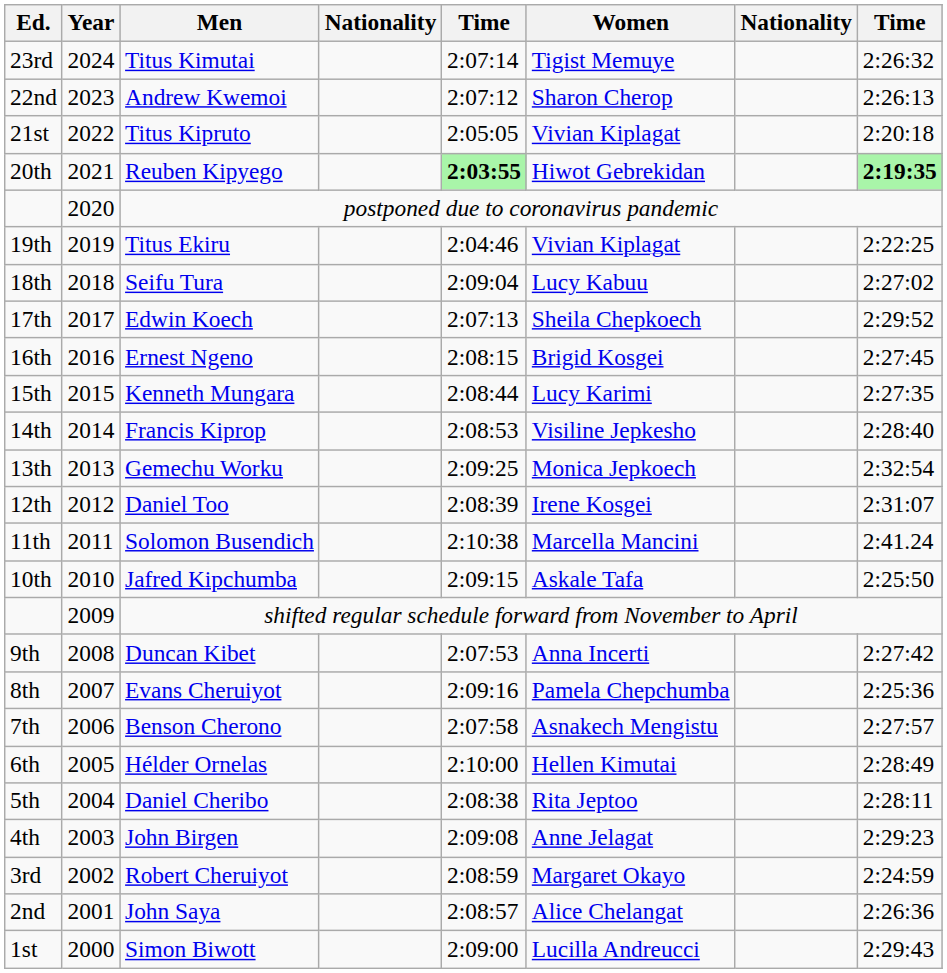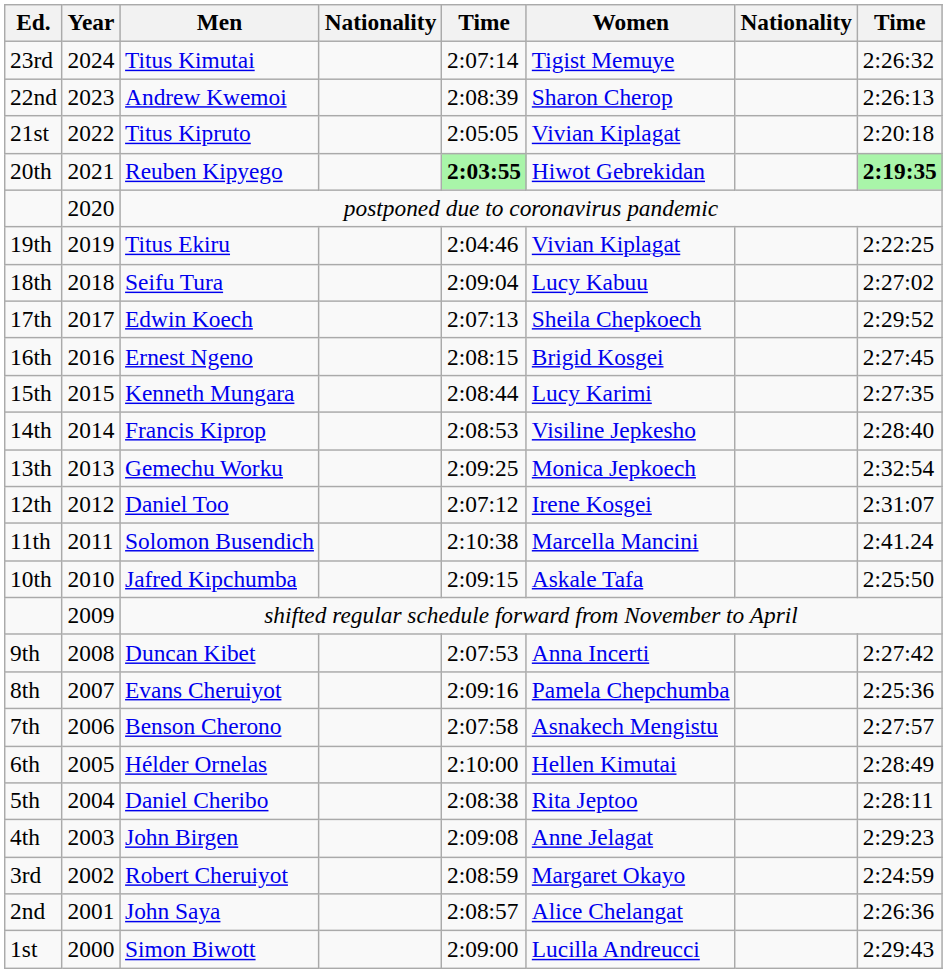(483, 97) 2:07:12 -> (483, 97) 2:08:39
(483, 504) 2:08:39 -> (483, 504) 2:07:12
